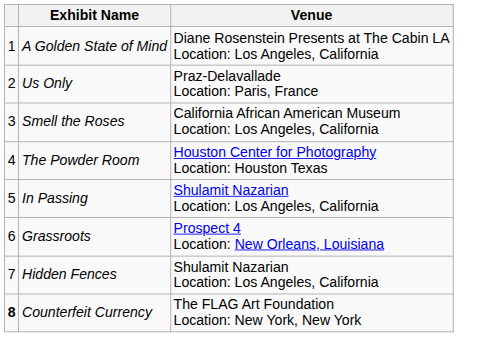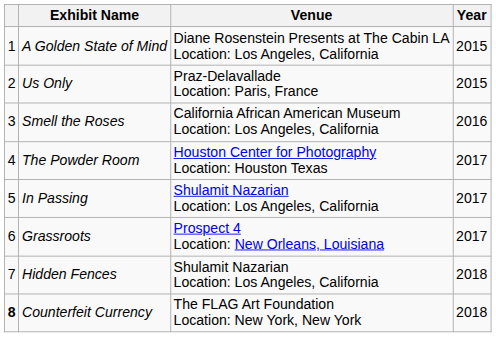+ column: (472, 15)
